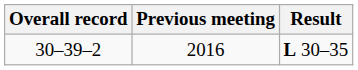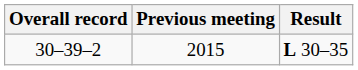(206, 49) 2016 -> (206, 49) 2015
